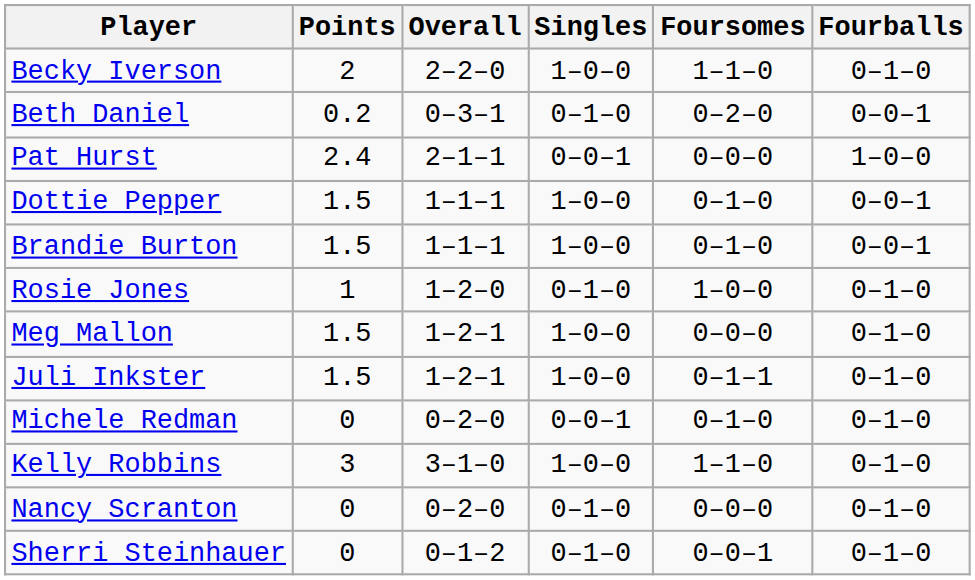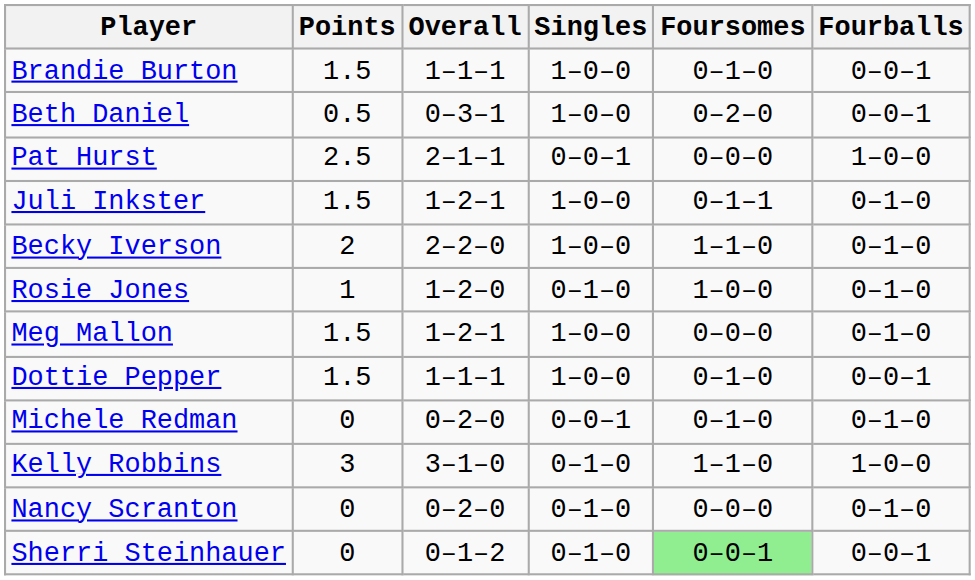rows swapped: (124, 246) <-> (116, 71)
(347, 115) 0.2 -> (347, 115) 0.5
(591, 115) 0–1–0 -> (591, 115) 1–0–0
(347, 159) 2.4 -> (347, 159) 2.5
rows swapped: (108, 378) <-> (116, 202)
(591, 466) 1–0–0 -> (591, 466) 0–1–0
(891, 466) 0–1–0 -> (891, 466) 1–0–0
(733, 553) no background -> (733, 553) lightgreen background
(891, 553) 0–1–0 -> (891, 553) 0–0–1
